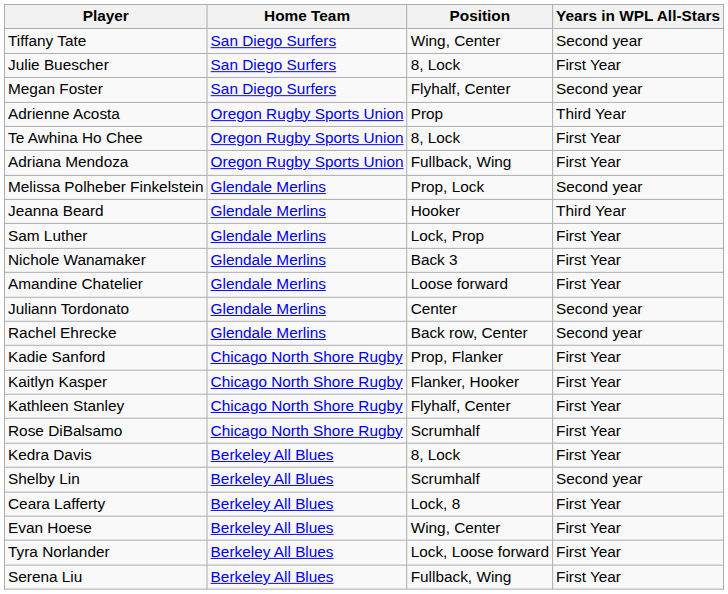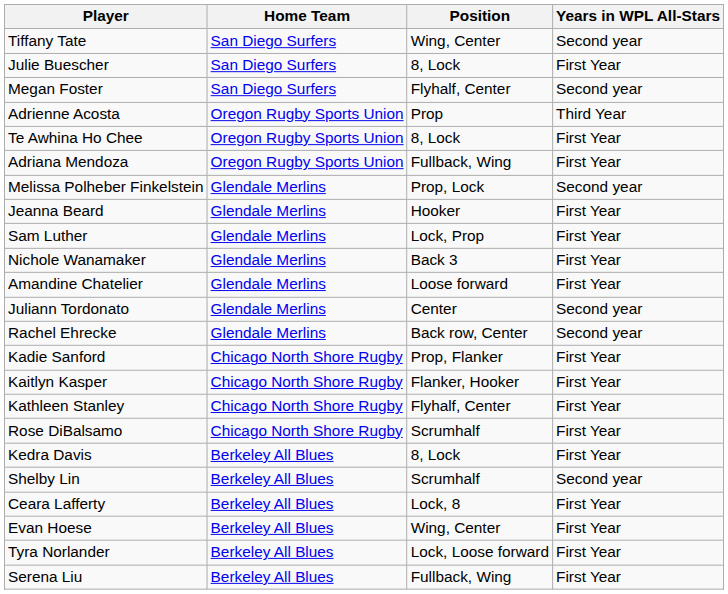(591, 211) Third Year -> (588, 211) First Year
